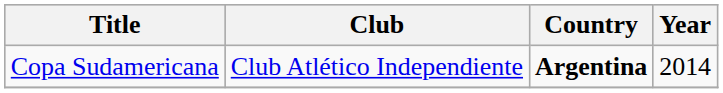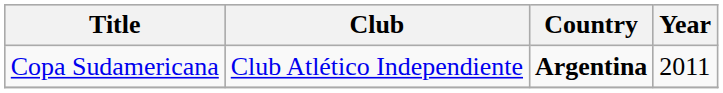(685, 66) 2014 -> (685, 66) 2011
